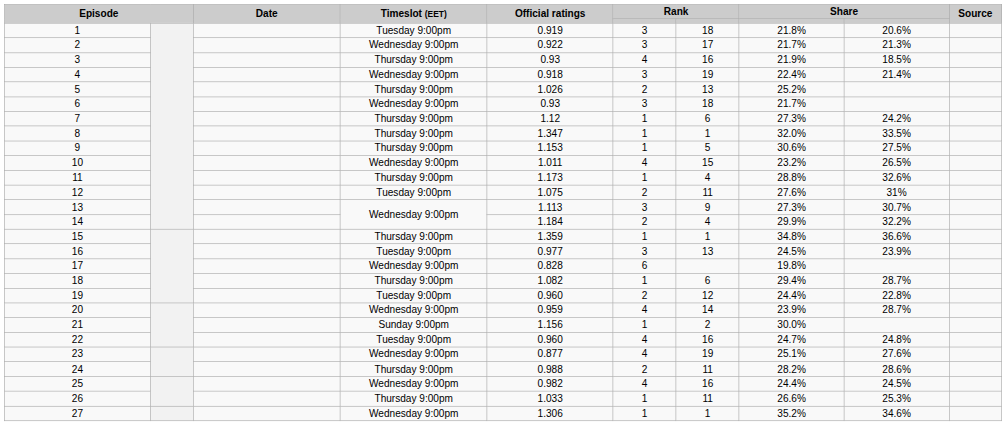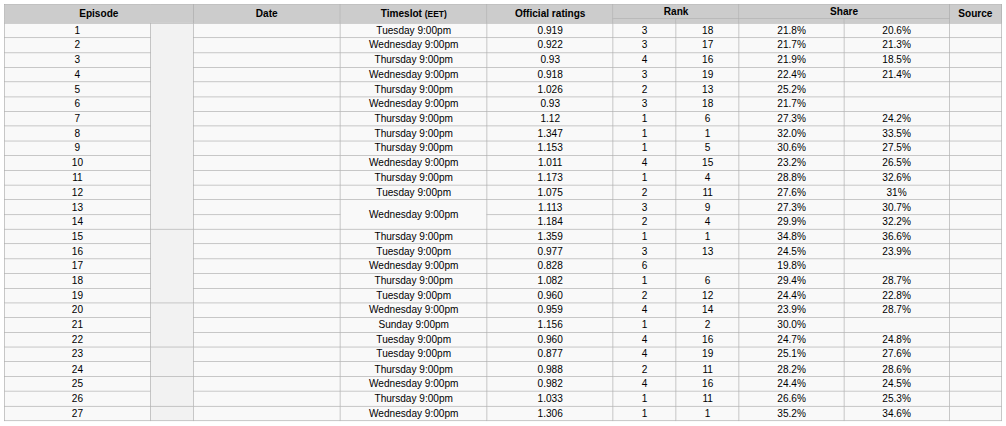(414, 354) Wednesday 9:00pm -> (414, 354) Tuesday 9:00pm
